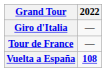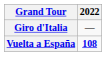- row: (41, 43)
